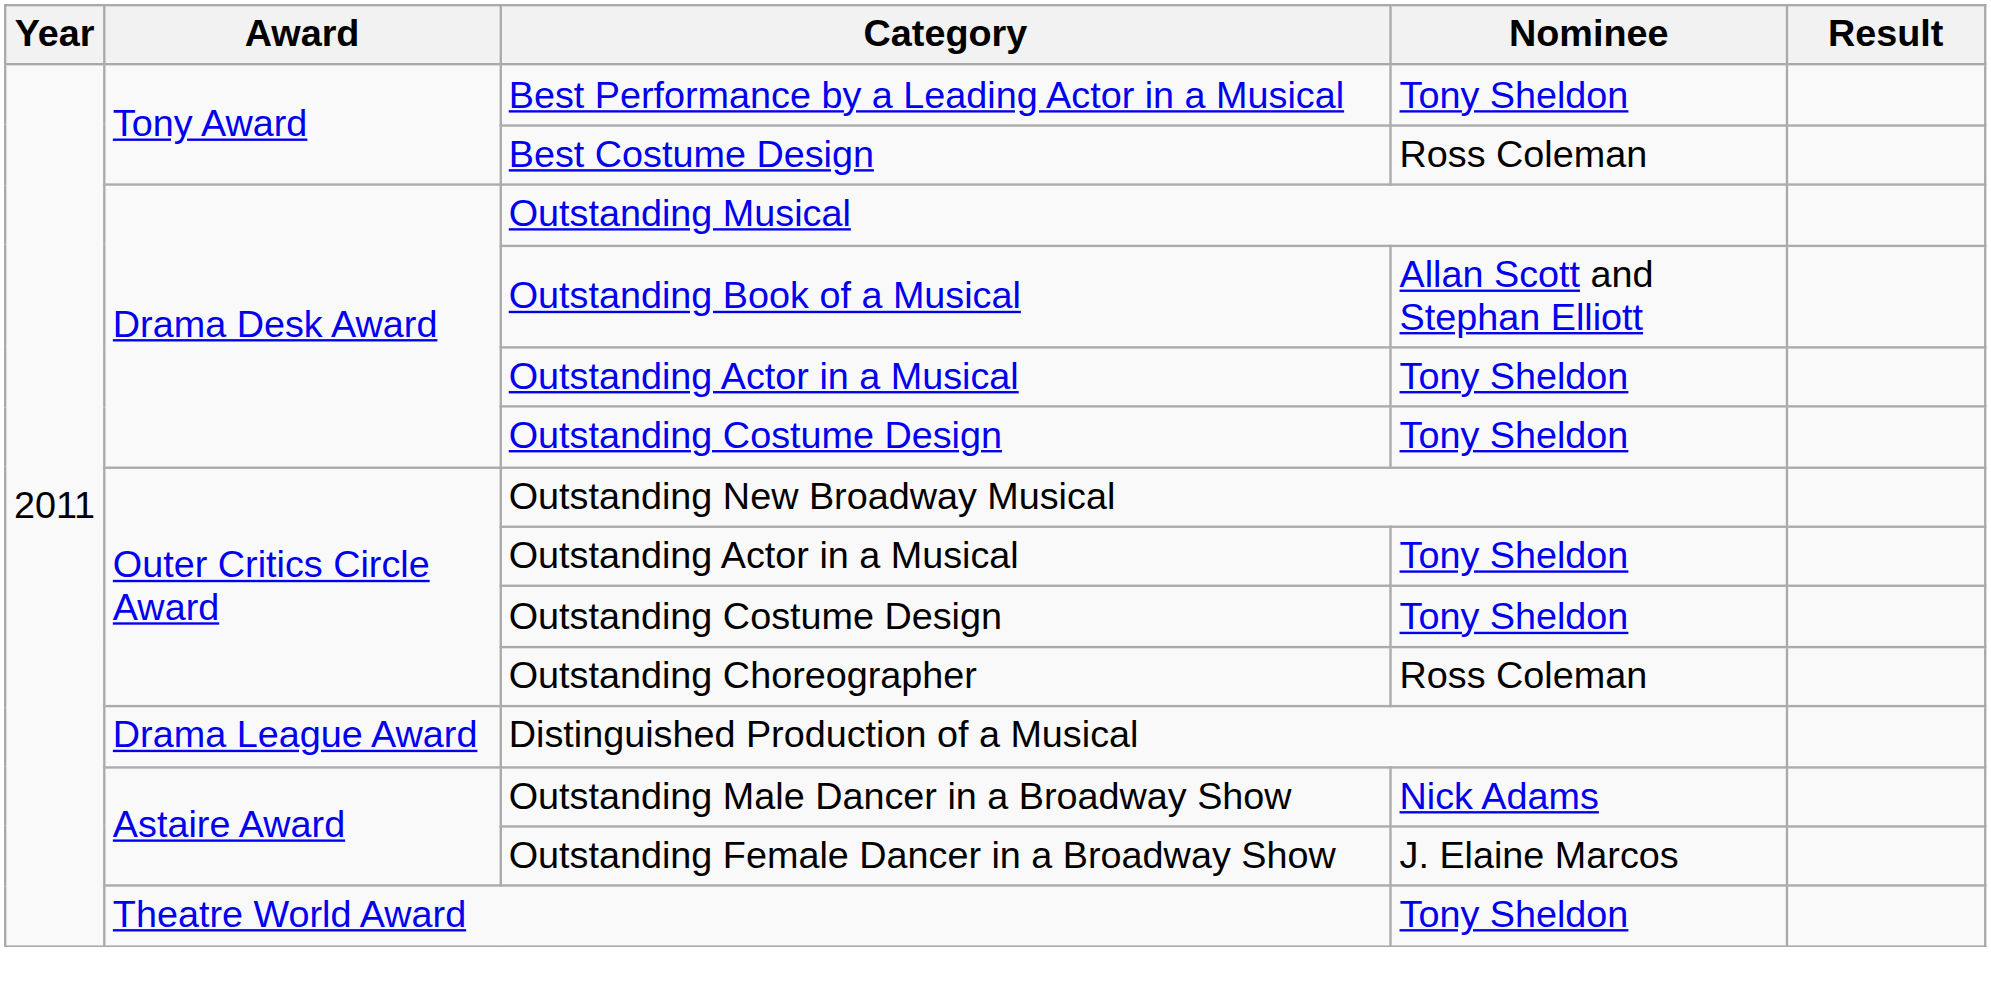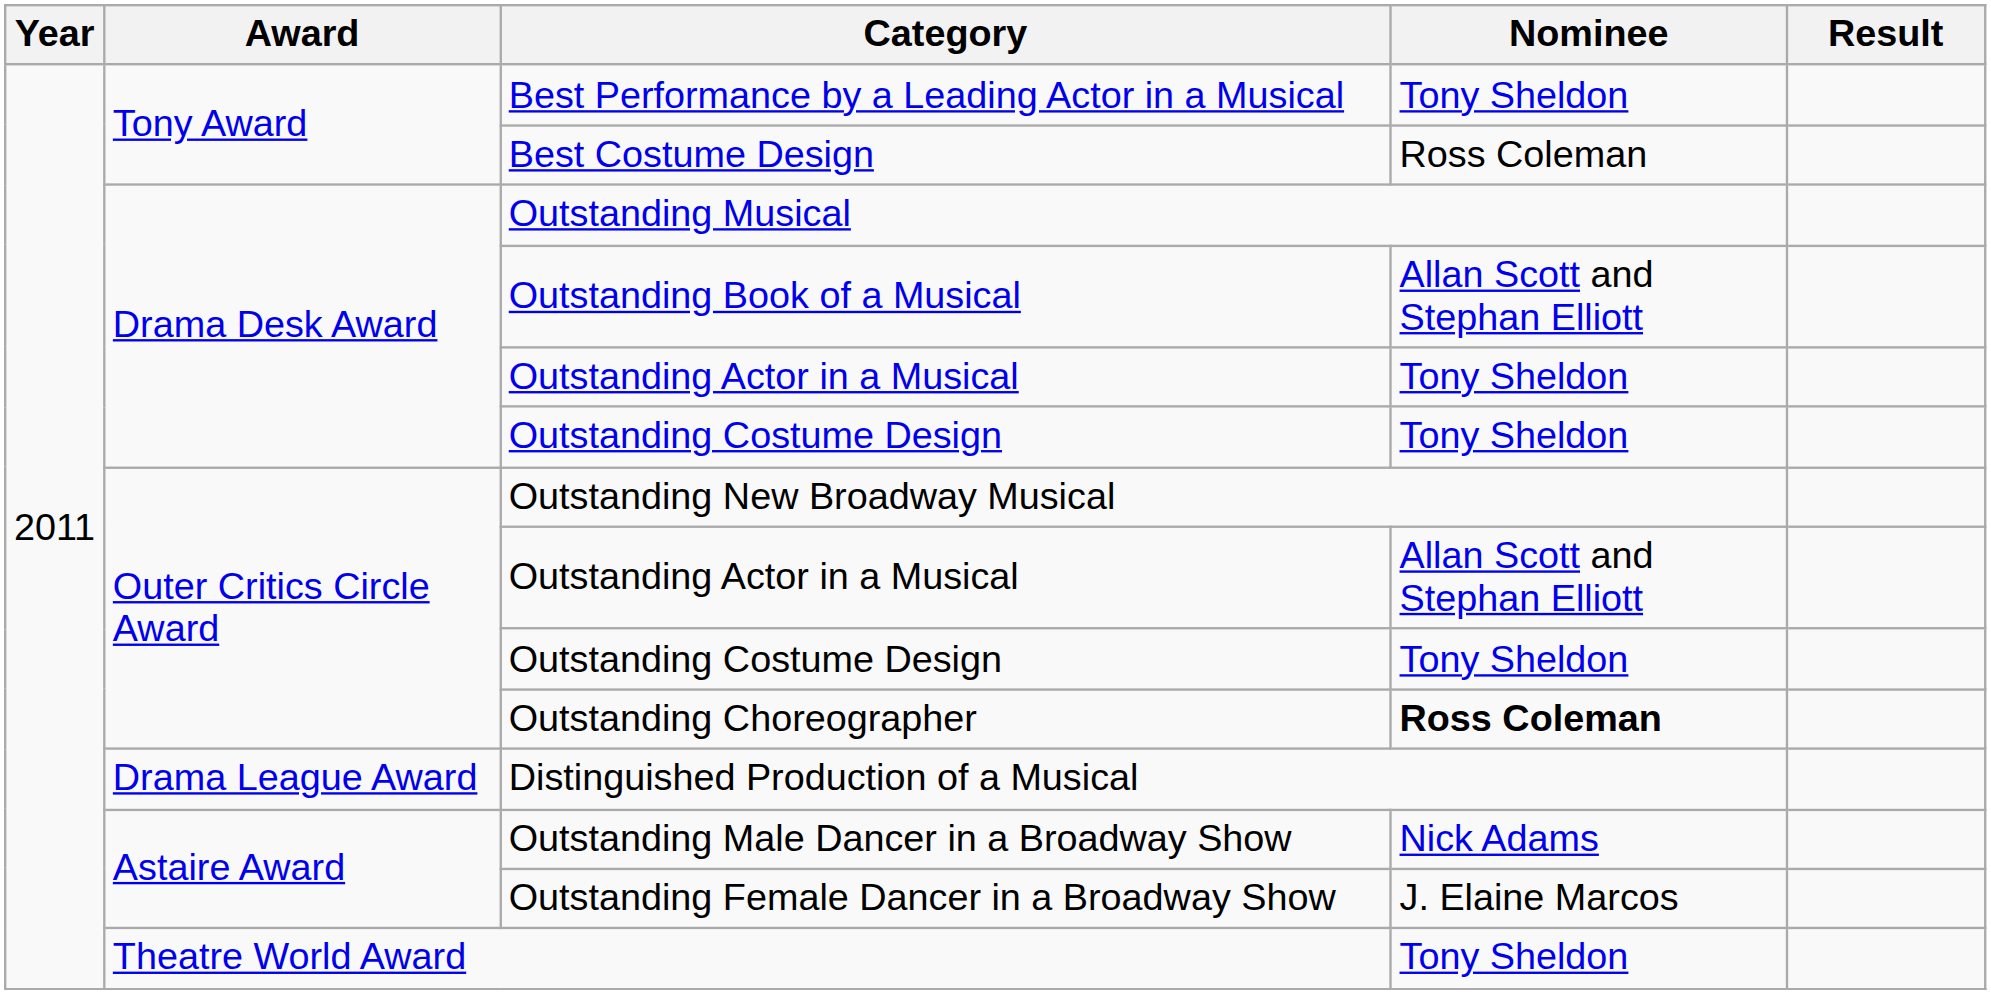(1514, 556) Tony Sheldon -> (1527, 577) Allan Scott and Stephan Elliott
(1523, 675) normal -> (1531, 718) bold
